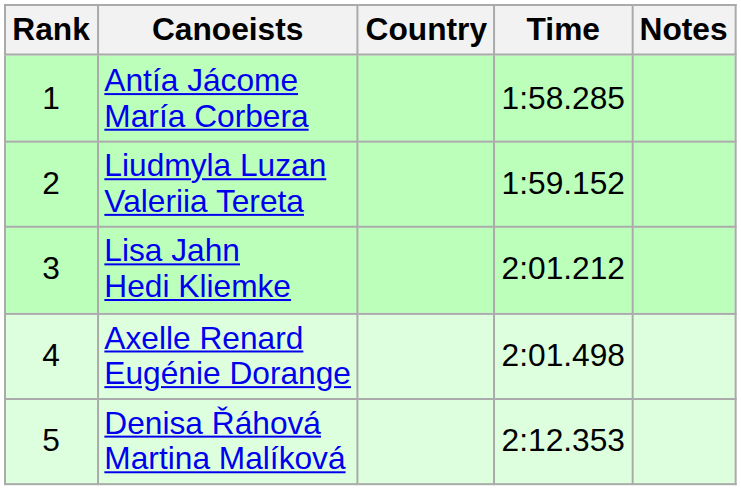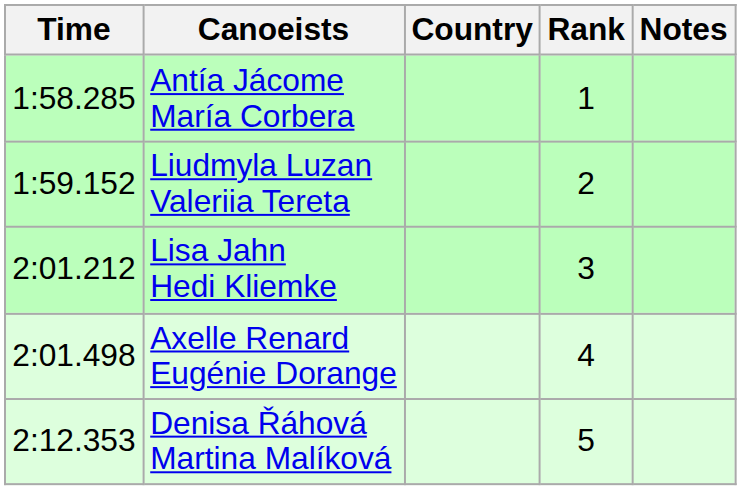columns swapped: (51, 29) <-> (563, 29)
